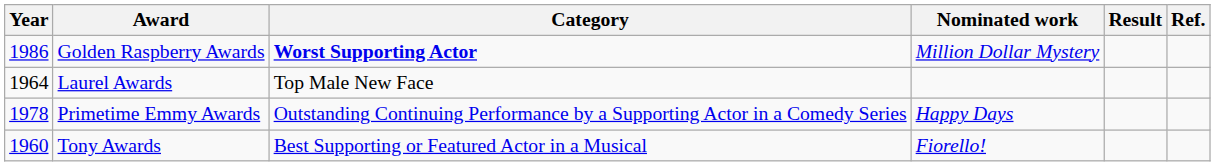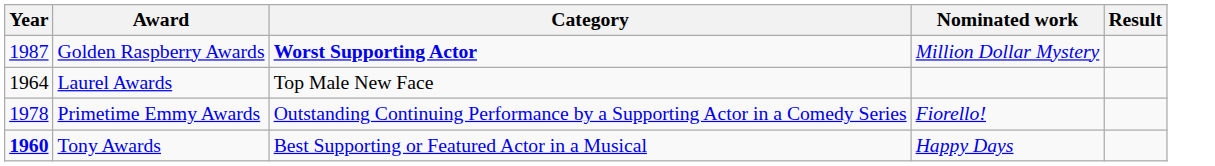- column: (1188, 20)
(29, 51) 1986 -> (29, 51) 1987
(965, 113) Happy Days -> (951, 113) Fiorello!
(29, 144) normal -> (29, 144) bold
(951, 144) Fiorello! -> (965, 144) Happy Days
